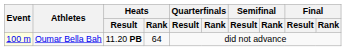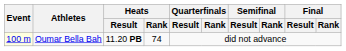(157, 39) 64 -> (157, 39) 74
